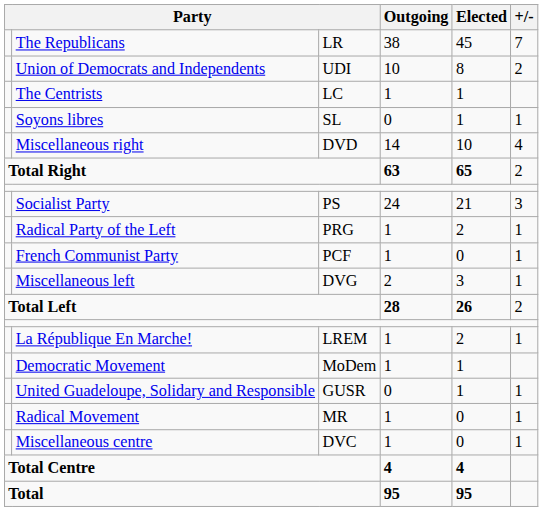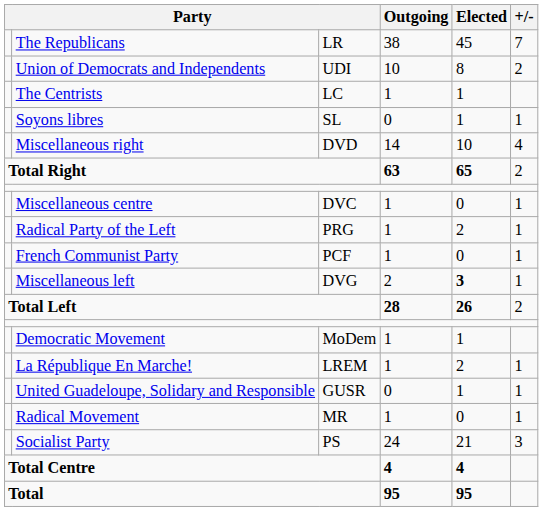rows swapped: (63, 204) <-> (84, 442)
(460, 281) normal -> (460, 281) bold
rows swapped: (104, 339) <-> (90, 365)
